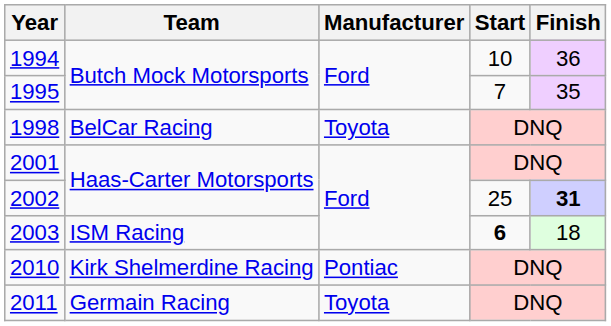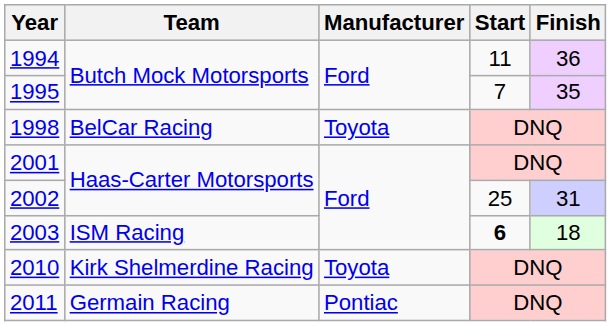(500, 58) 10 -> (500, 58) 11
(568, 198) bold -> (568, 198) normal
(361, 268) Pontiac -> (357, 268) Toyota
(357, 303) Toyota -> (361, 303) Pontiac
